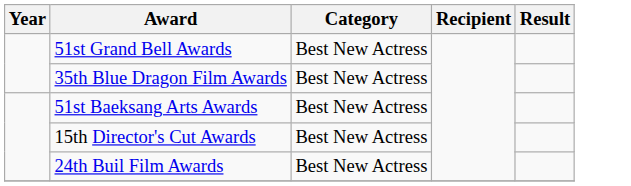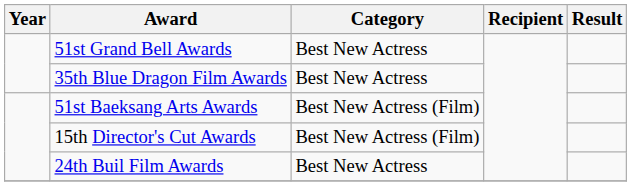(361, 107) Best New Actress -> (387, 107) Best New Actress (Film)
(361, 136) Best New Actress -> (387, 136) Best New Actress (Film)
